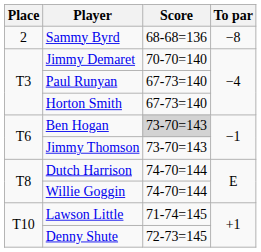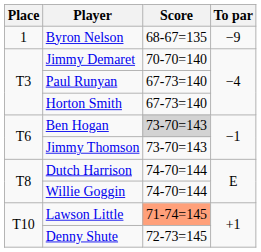+ row: (85, 37)
- row: (83, 37)
(176, 214) no background -> (176, 214) lightsalmon background
